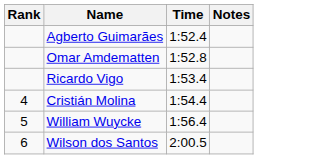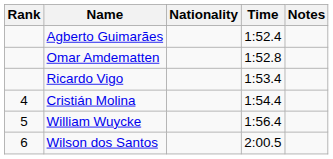+ column: (204, 15)
